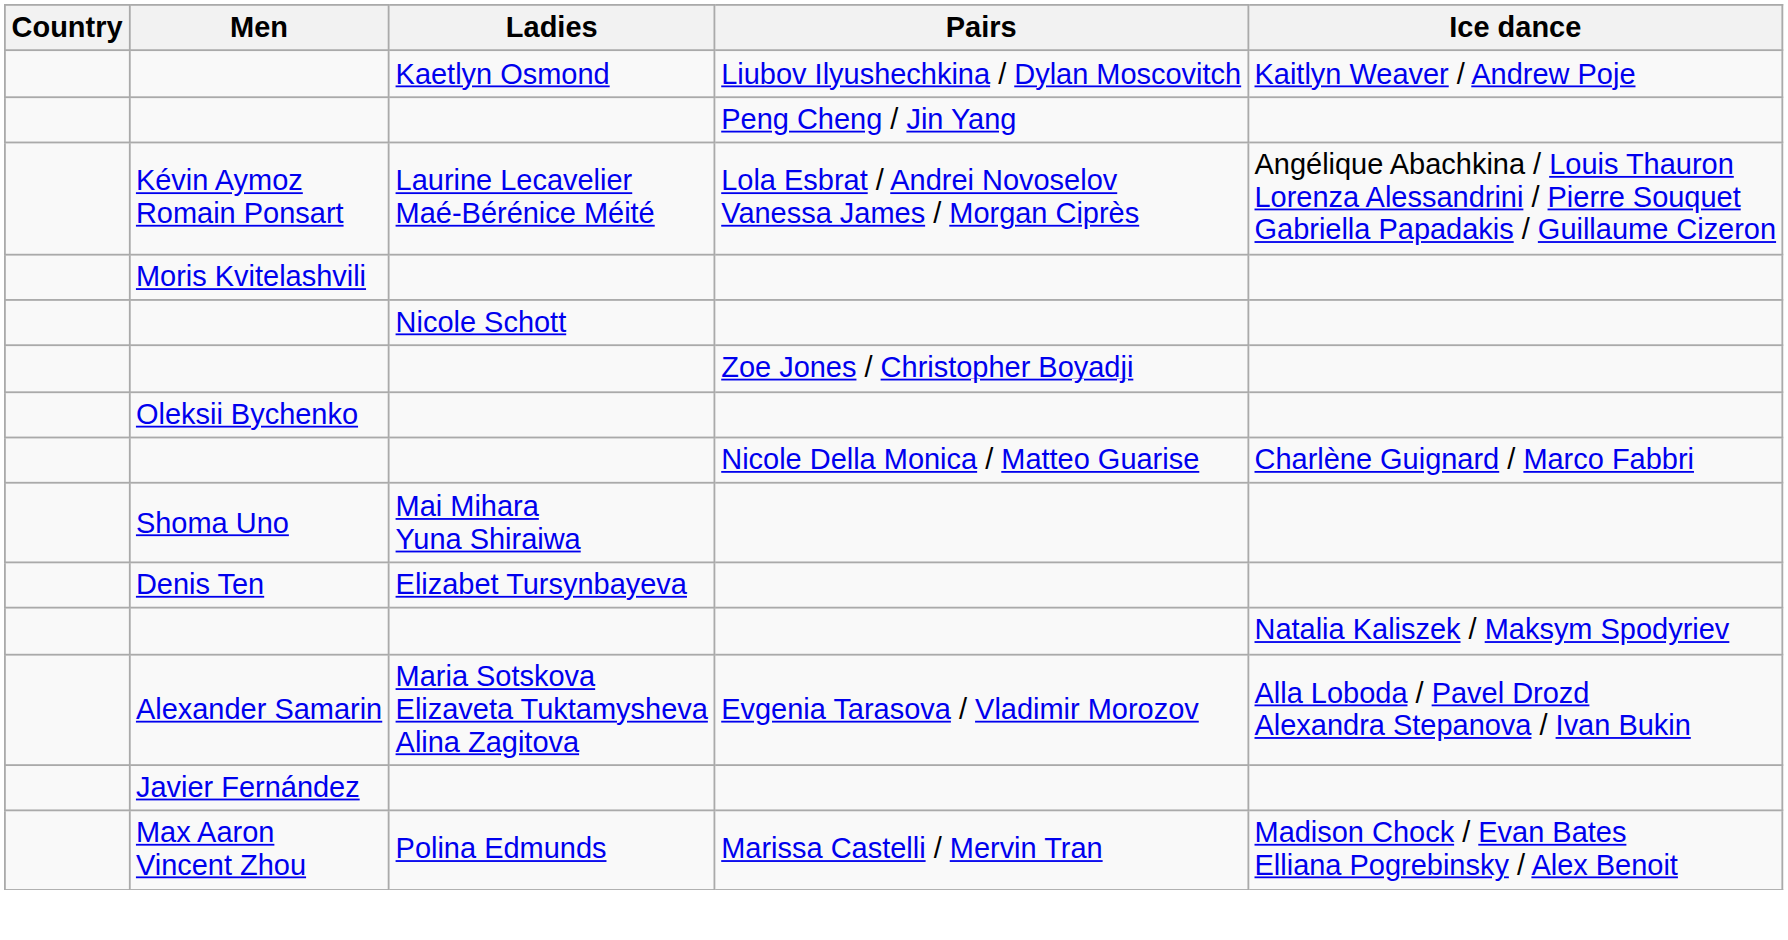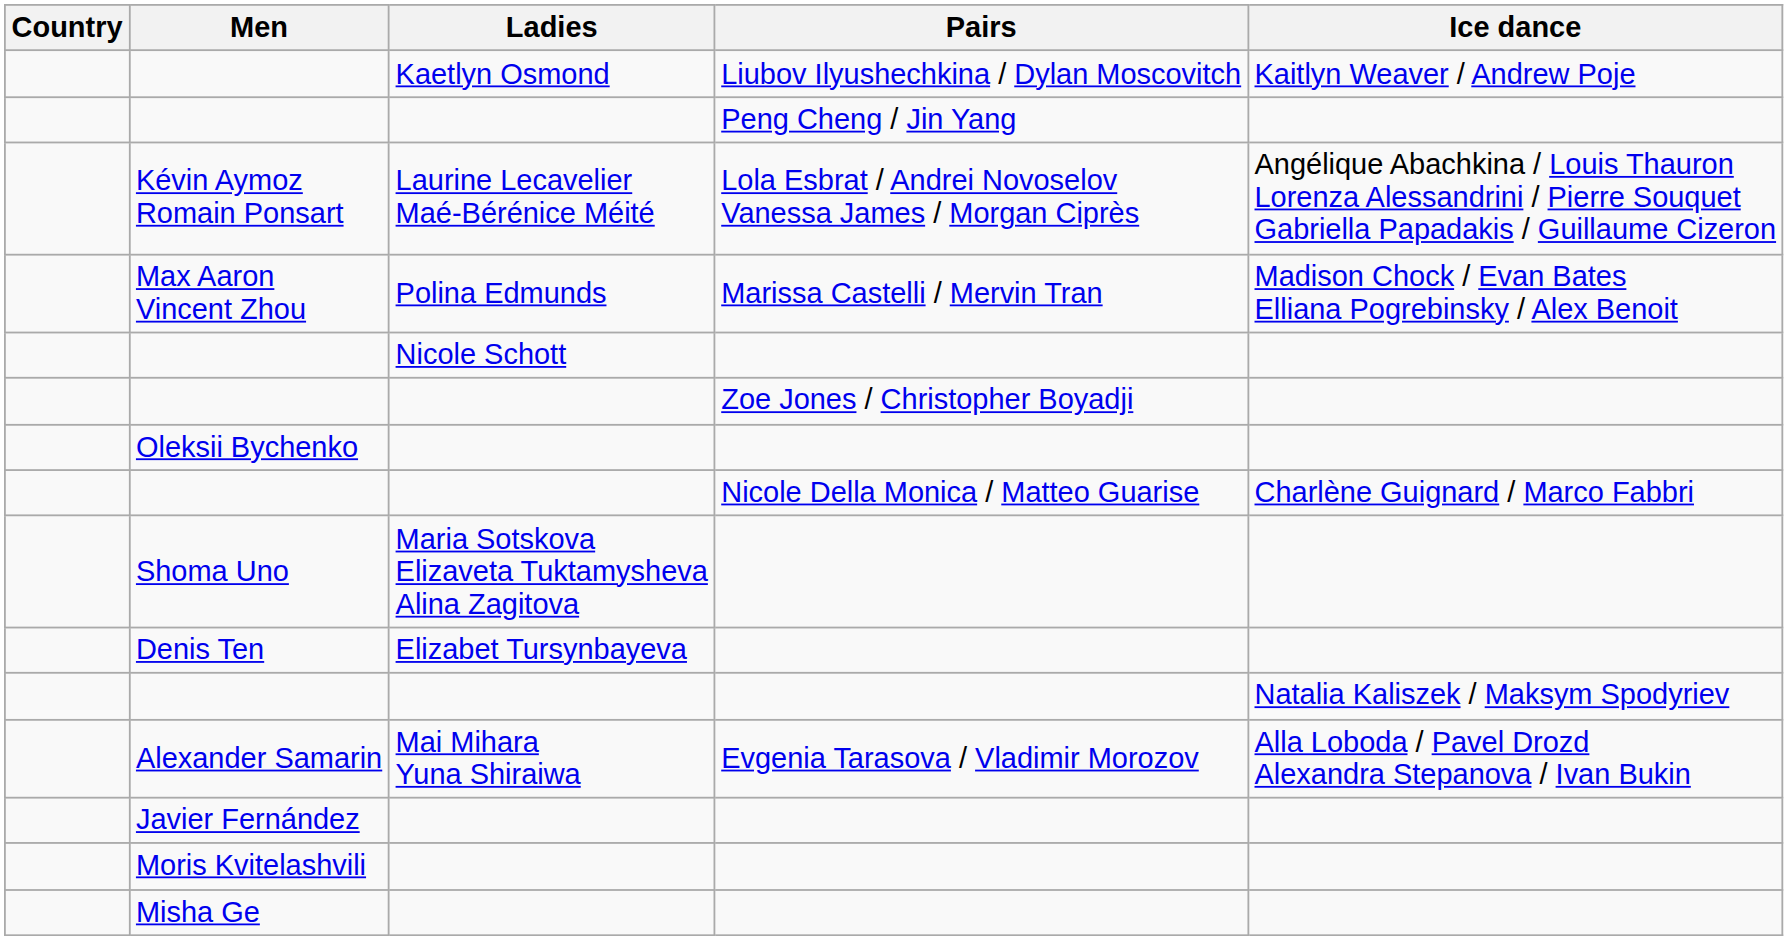rows swapped: (251, 276) <-> (221, 849)
(488, 522) Mai Mihara Yuna Shiraiwa -> (552, 571) Maria Sotskova Elizaveta Tuktamysheva Alina Zagitova
(552, 708) Maria Sotskova Elizaveta Tuktamysheva Alina Zagitova -> (488, 757) Mai Mihara Yuna Shiraiwa
+ row: (198, 911)
